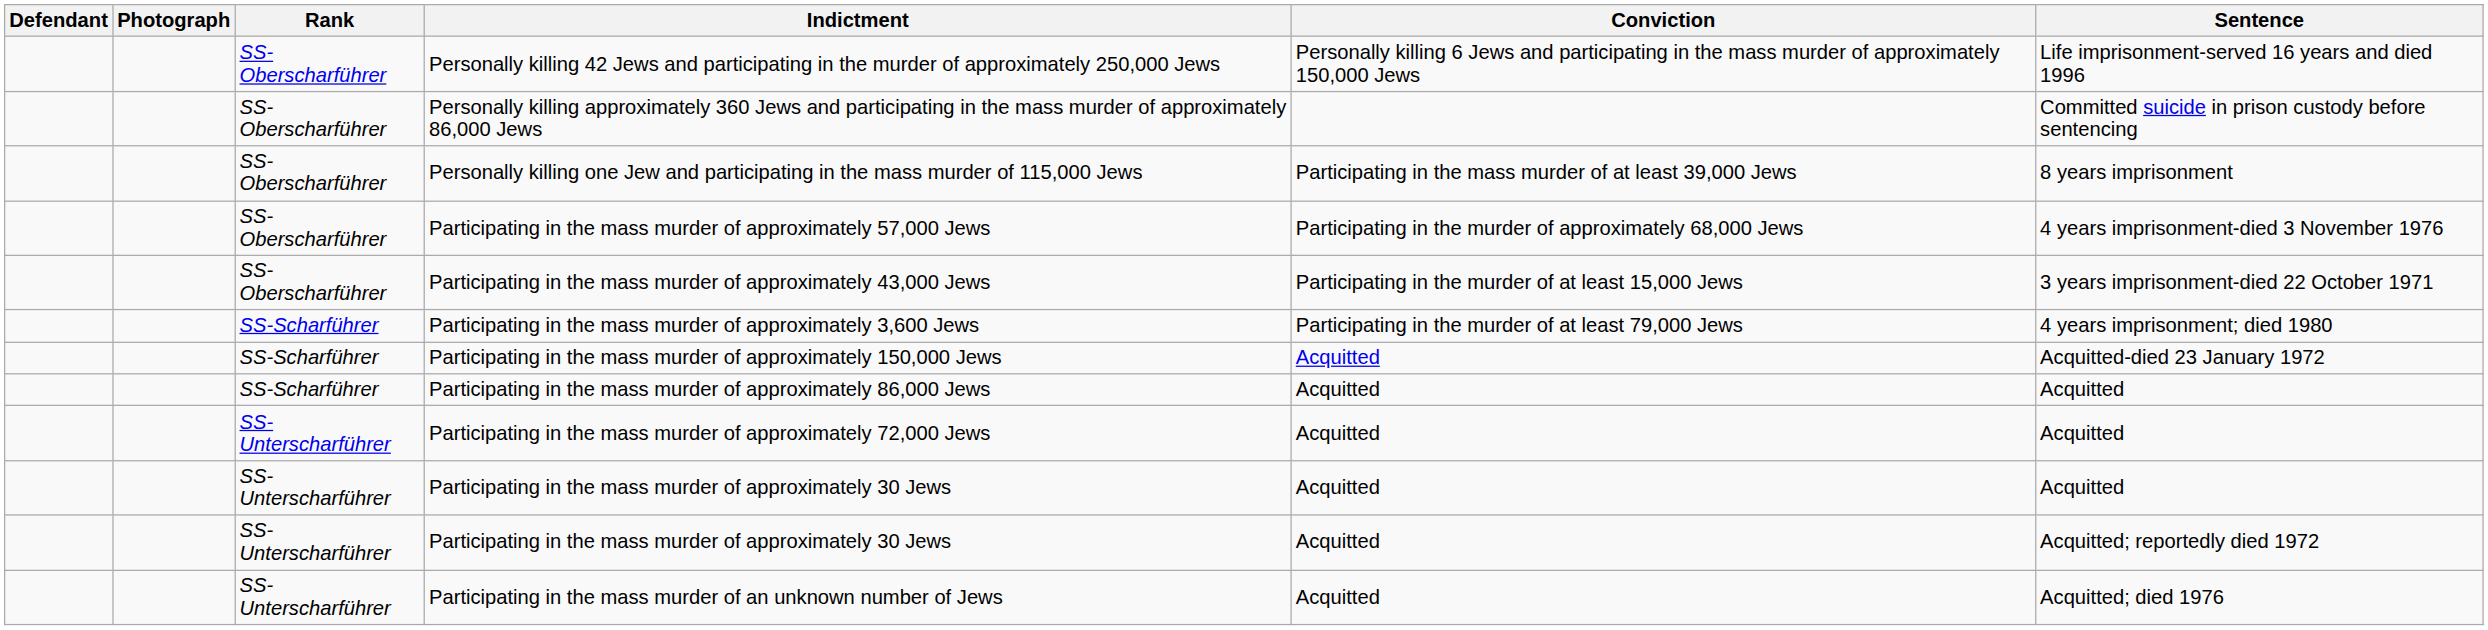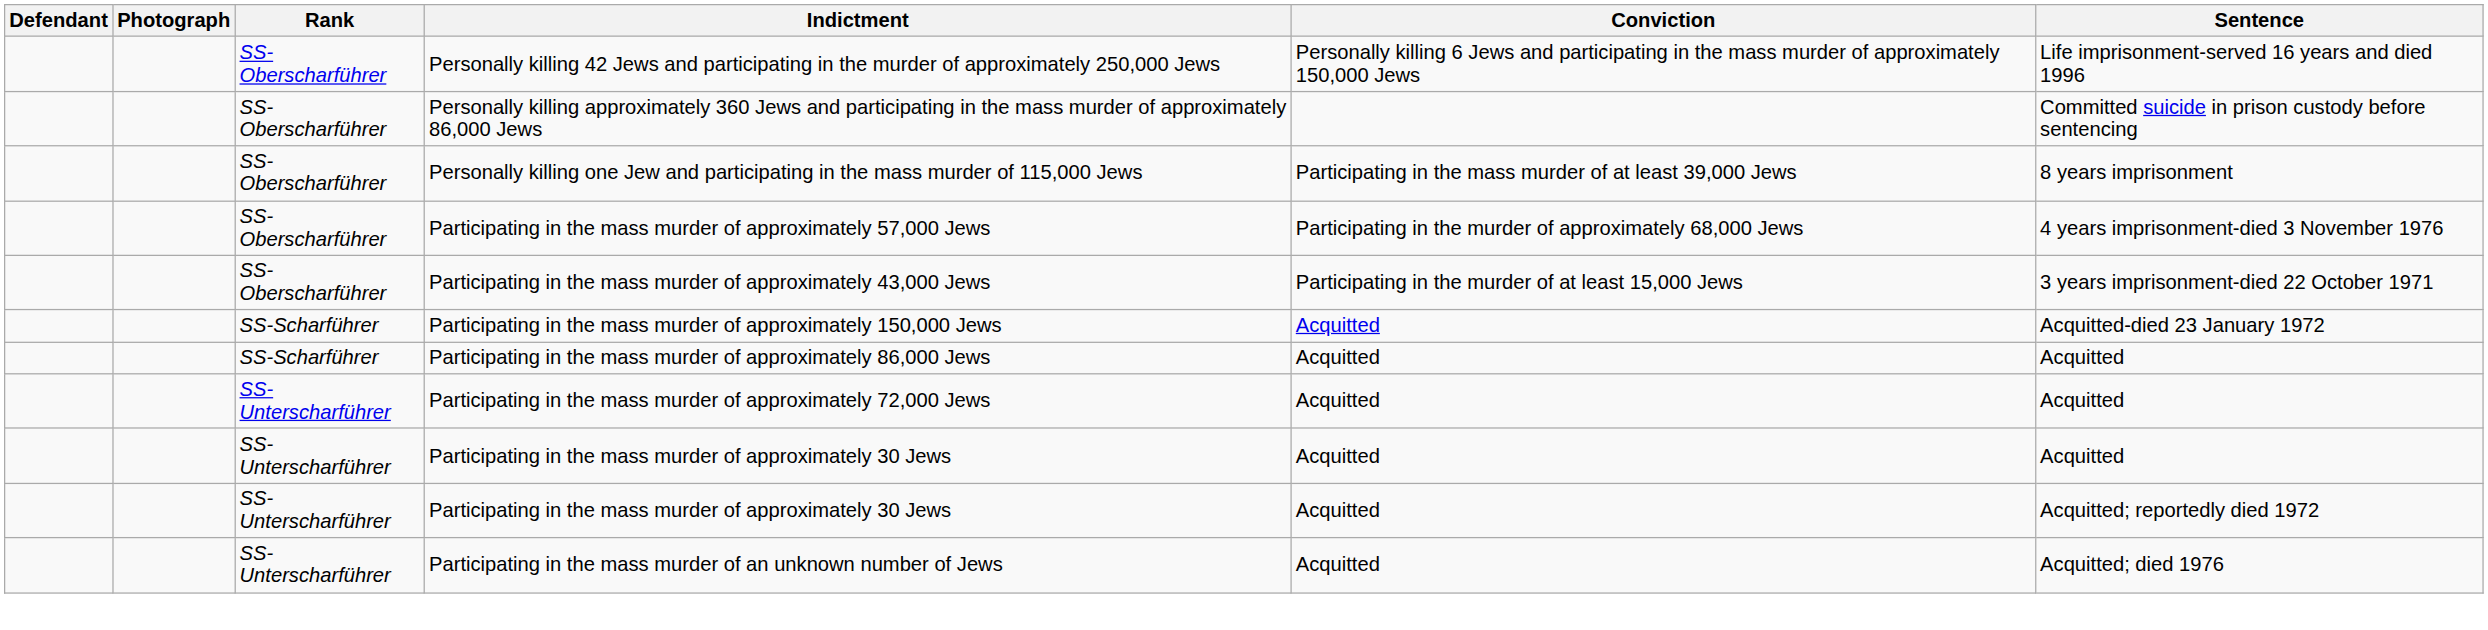- row: (309, 325)
